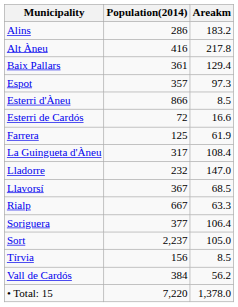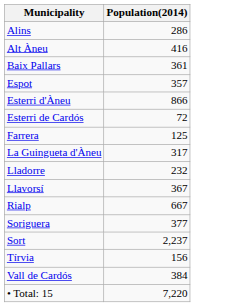- column: (212, 13)
